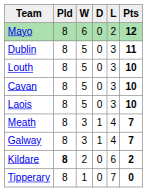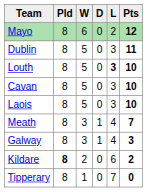(113, 68) normal -> (113, 68) bold
(131, 141) 7 -> (131, 141) 3
